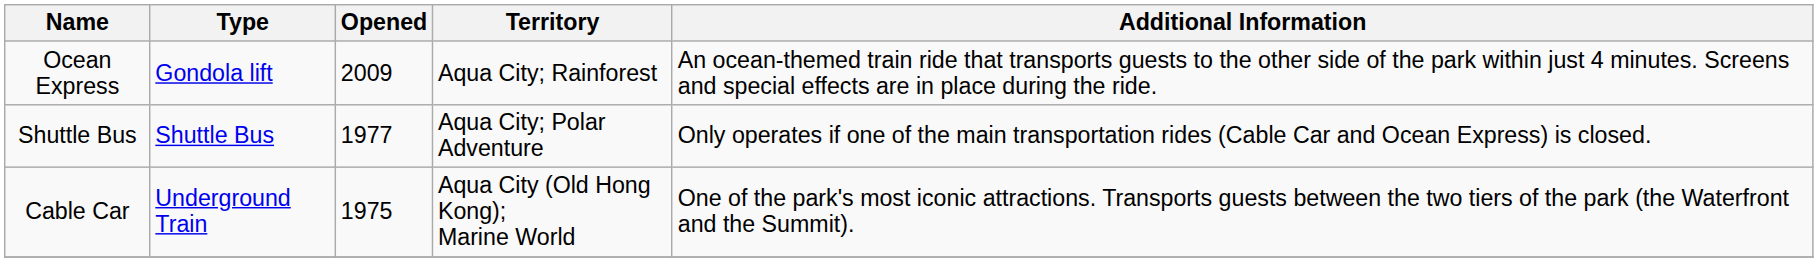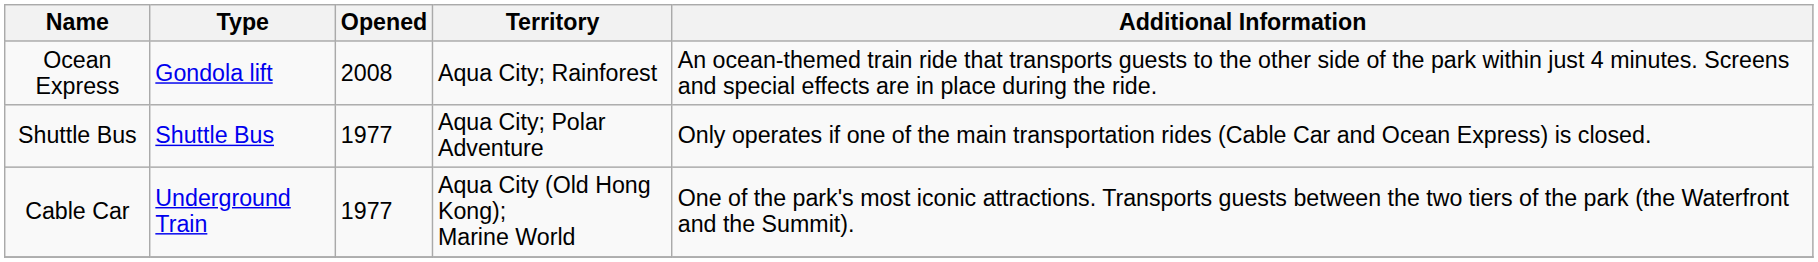(367, 72) 2009 -> (367, 72) 2008
(367, 211) 1975 -> (367, 211) 1977
